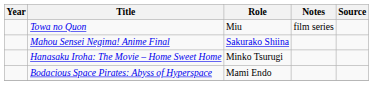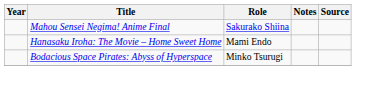- row: (58, 27)
(254, 57) Minko Tsurugi -> (249, 42) Mami Endo
(249, 73) Mami Endo -> (254, 57) Minko Tsurugi
